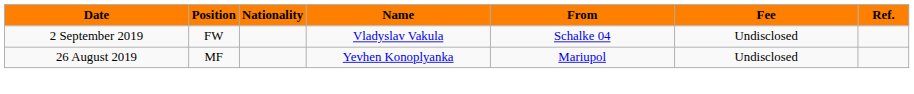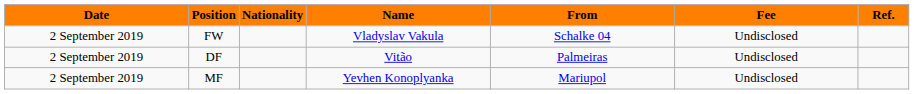+ row: (214, 57)
(96, 57) 26 August 2019 -> (96, 78) 2 September 2019
